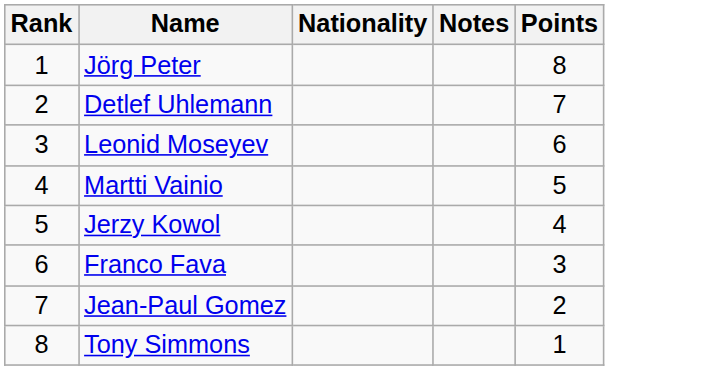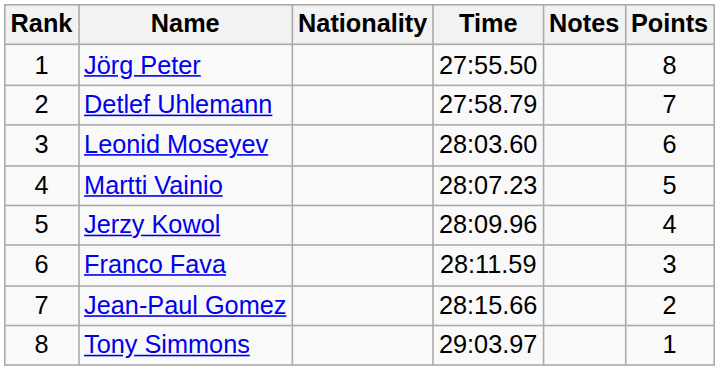+ column: (488, 24)
